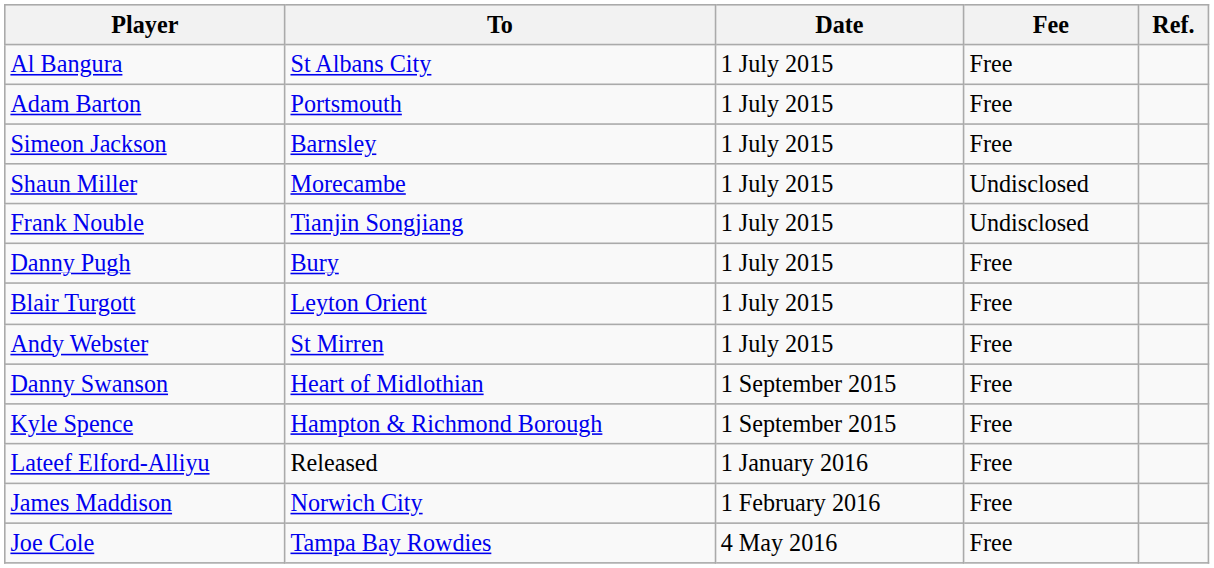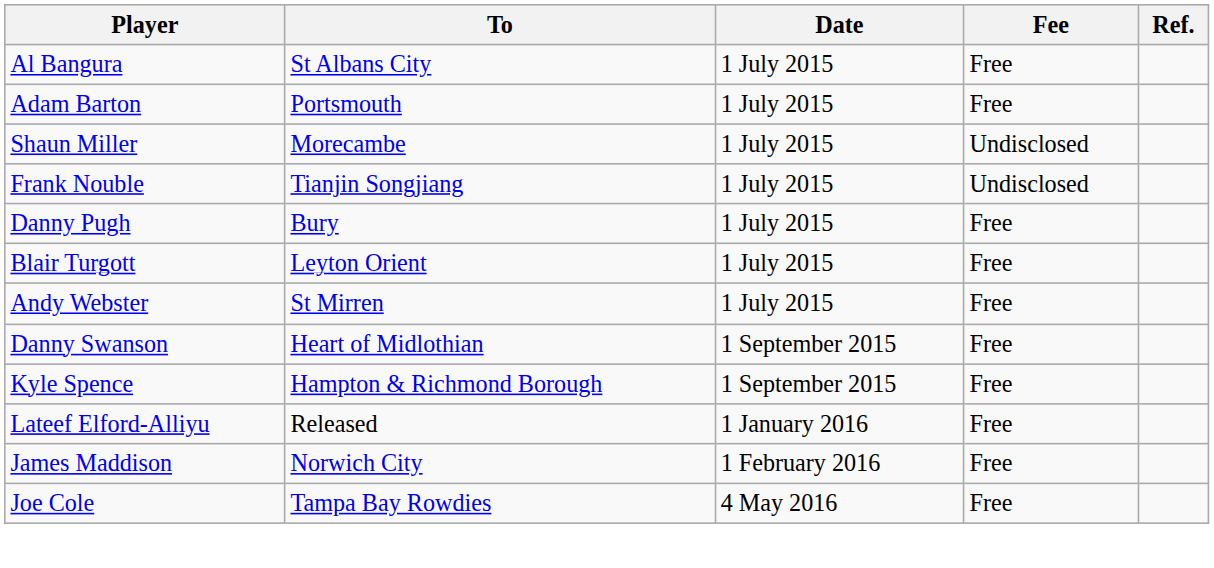- row: (89, 144)
